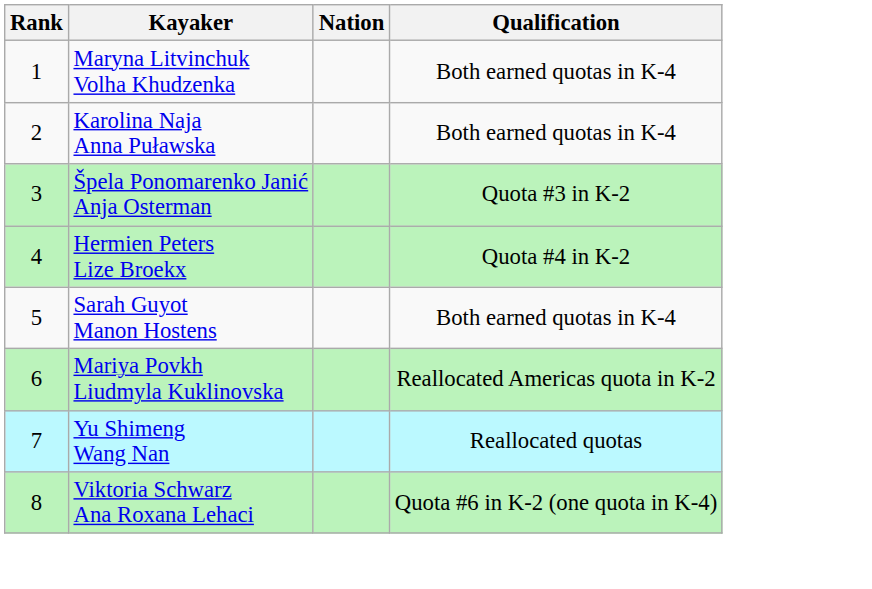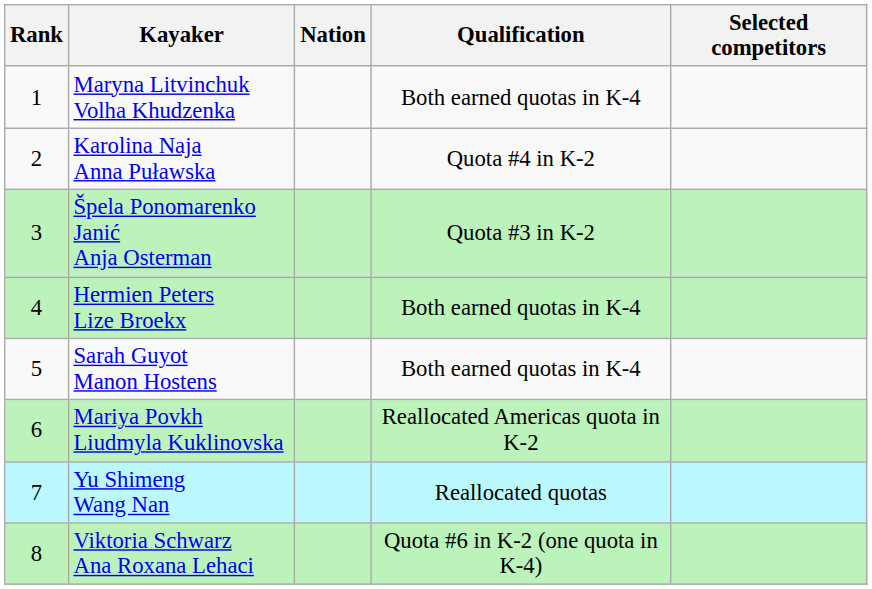+ column: (769, 35)
(556, 132) Both earned quotas in K-4 -> (521, 158) Quota #4 in K-2
(556, 256) Quota #4 in K-2 -> (521, 307) Both earned quotas in K-4
